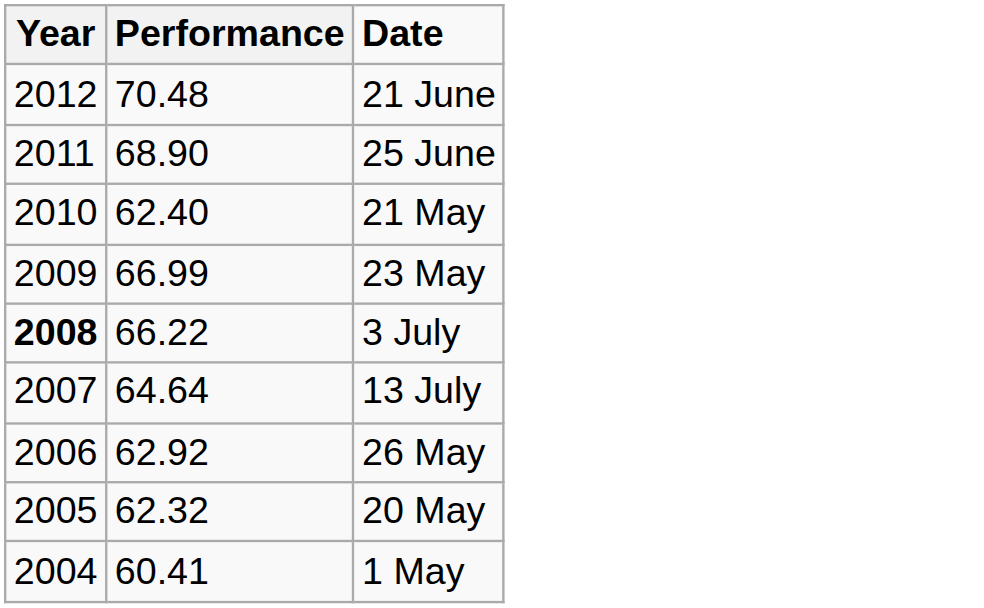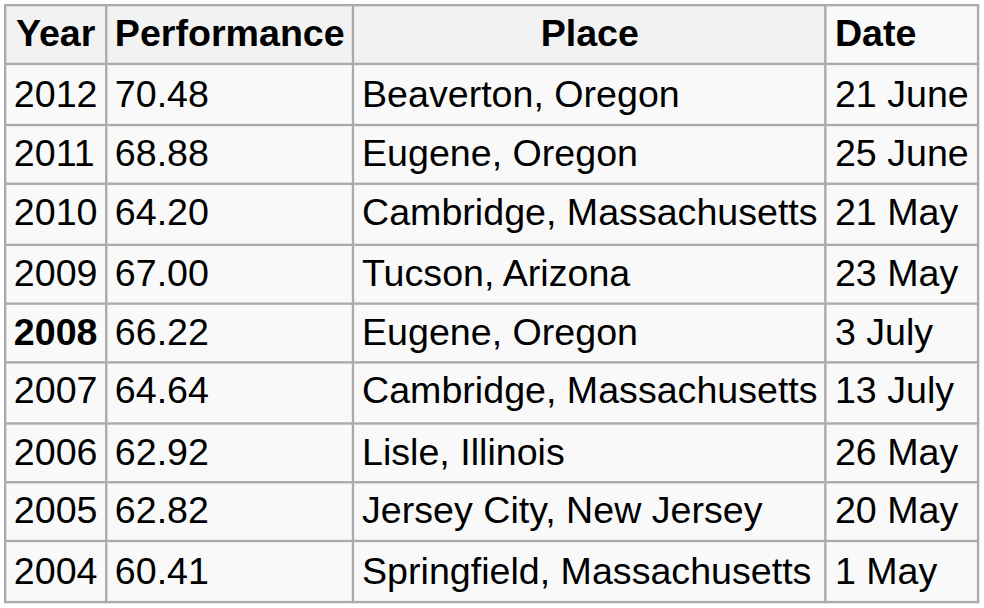+ column: (590, 34)
(162, 153) 68.90 -> (162, 153) 68.88
(162, 213) 62.40 -> (162, 213) 64.20
(162, 272) 66.99 -> (162, 272) 67.00
(162, 511) 62.32 -> (162, 511) 62.82
